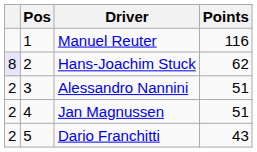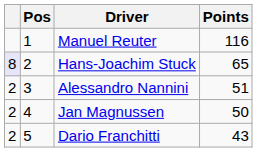(240, 64) 62 -> (240, 64) 65
(240, 112) 51 -> (240, 112) 50
